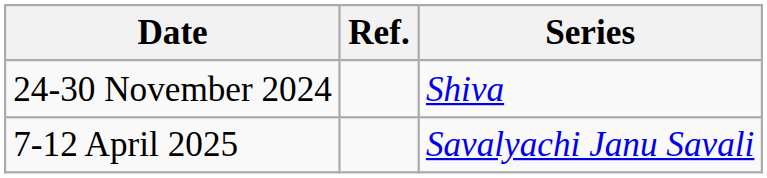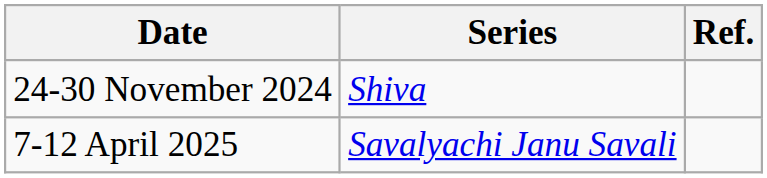columns swapped: (590, 32) <-> (379, 32)
